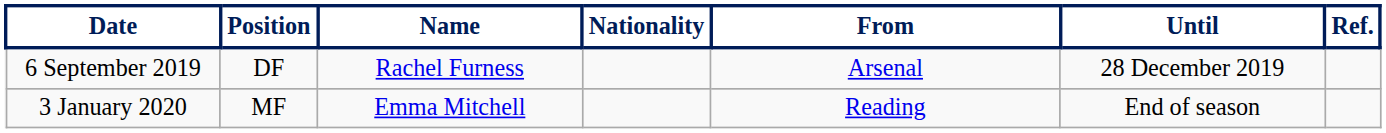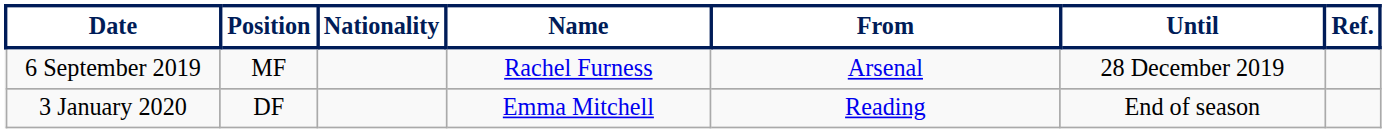columns swapped: (647, 26) <-> (450, 26)
(269, 68) DF -> (269, 68) MF
(269, 108) MF -> (269, 108) DF
